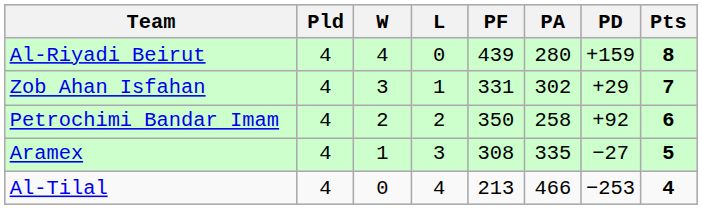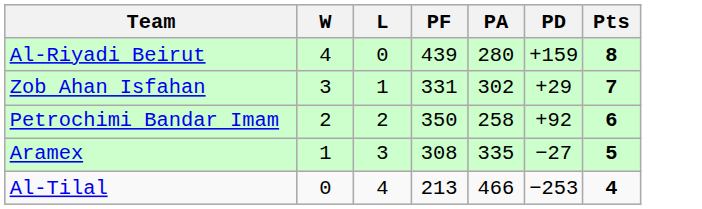- column: (326, 21)
